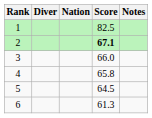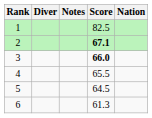columns swapped: (76, 12) <-> (134, 12)
(106, 58) normal -> (101, 58) bold
(106, 74) 65.8 -> (101, 74) 65.5
